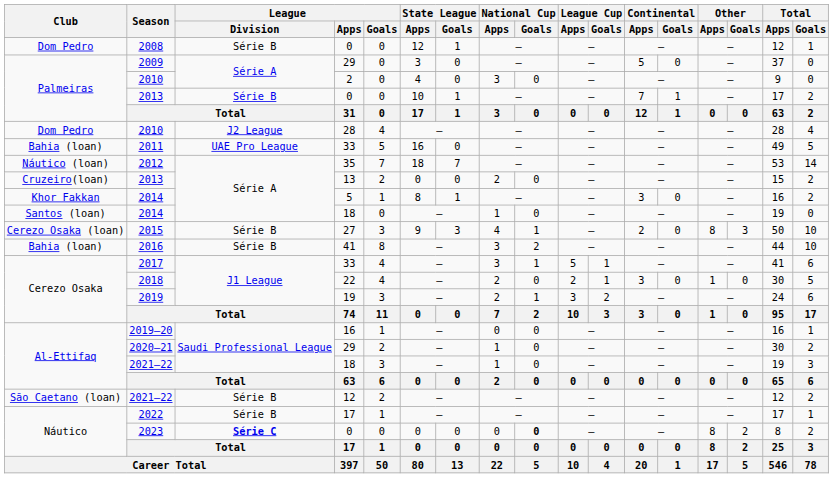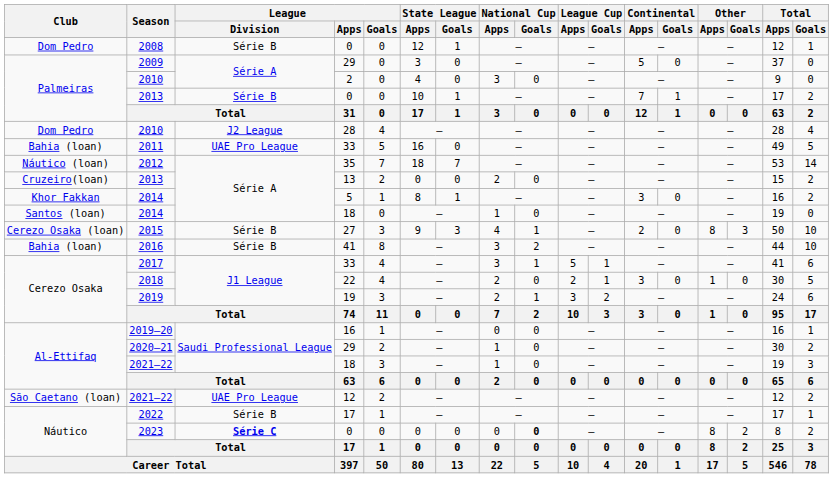(255, 398) Série B -> (255, 398) UAE Pro League
